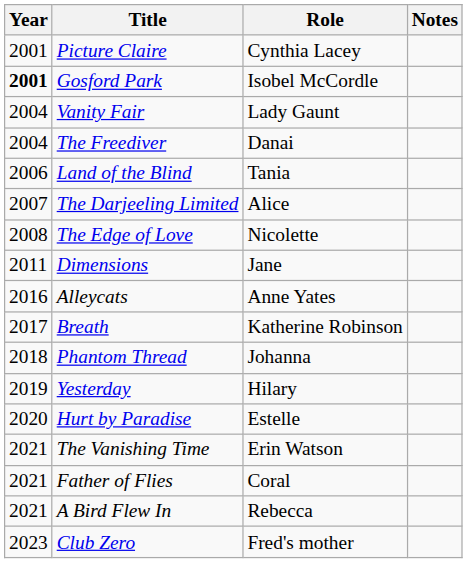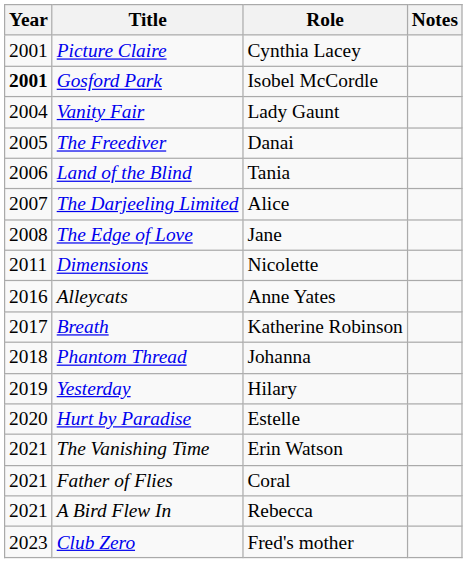(28, 142) 2004 -> (28, 142) 2005
(283, 234) Nicolette -> (265, 234) Jane
(265, 265) Jane -> (283, 265) Nicolette
